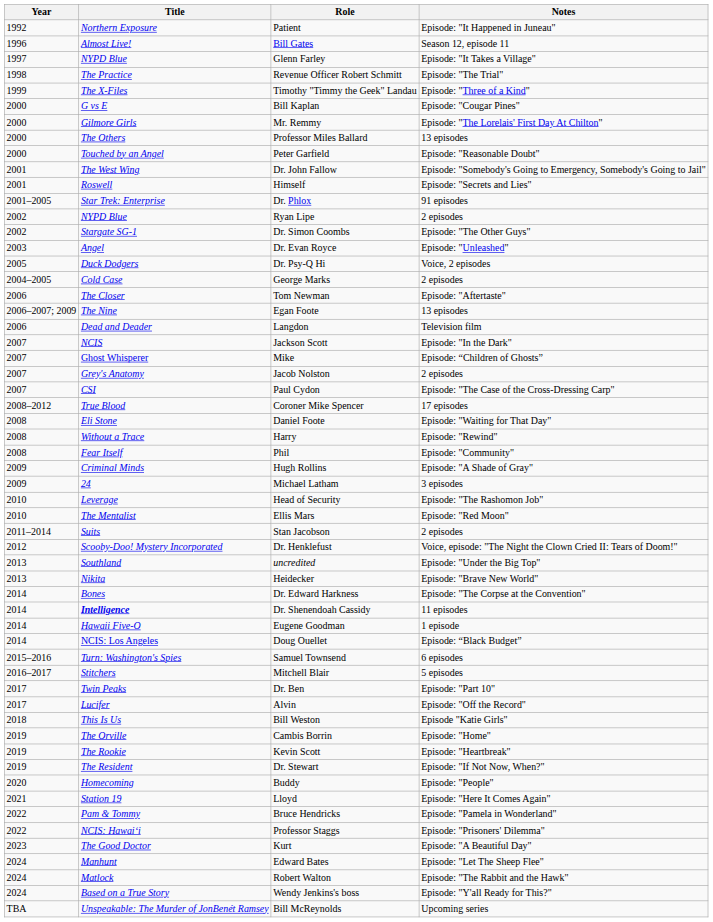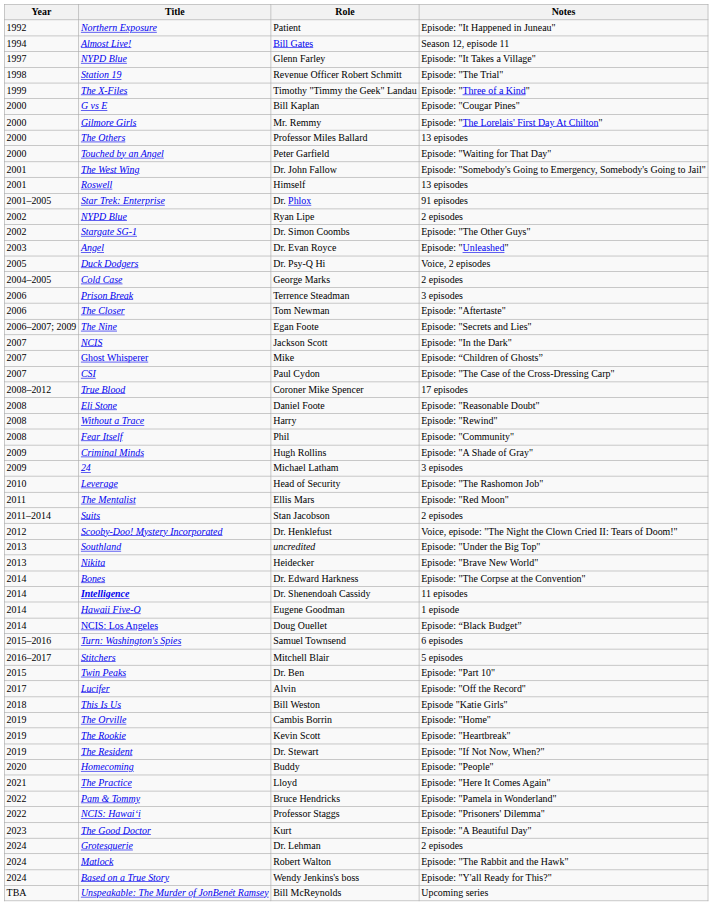(17, 43) 1996 -> (17, 43) 1994
(106, 75) The Practice -> (101, 75) Station 19
(480, 153) Episode: "Reasonable Doubt" -> (486, 153) Episode: "Waiting for That Day"
(476, 185) Episode: "Secrets and Lies" -> (445, 185) 13 episodes
+ row: (311, 295)
(445, 311) 13 episodes -> (476, 327) Episode: "Secrets and Lies"
- row: (291, 327)
- row: (301, 374)
(486, 421) Episode: "Waiting for That Day" -> (480, 405) Episode: "Reasonable Doubt"
(17, 515) 2010 -> (16, 500) 2011
(17, 688) 2017 -> (17, 673) 2015
(101, 798) Station 19 -> (106, 783) The Practice
- row: (301, 861)
+ row: (297, 846)
